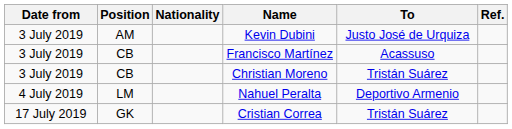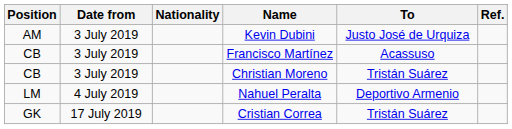columns swapped: (51, 15) <-> (125, 15)
